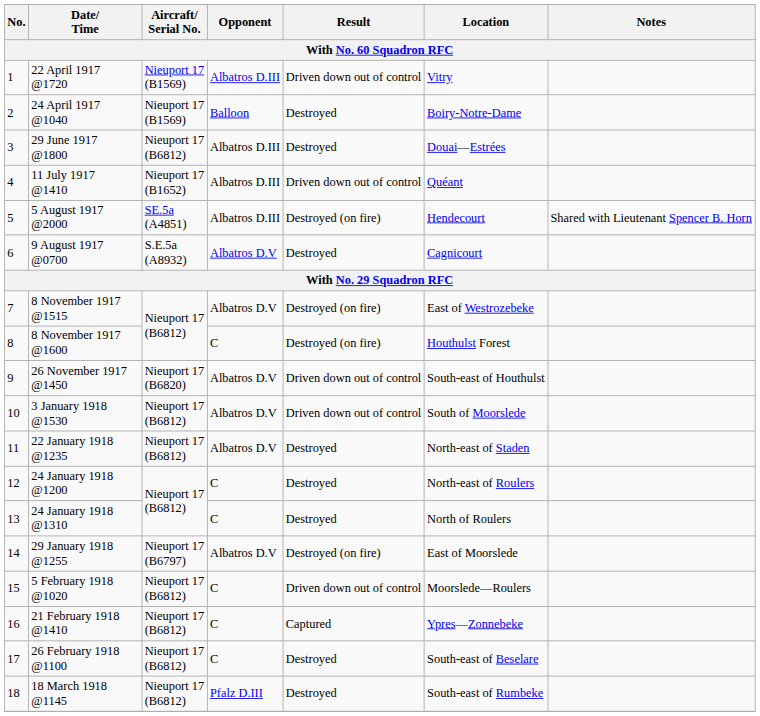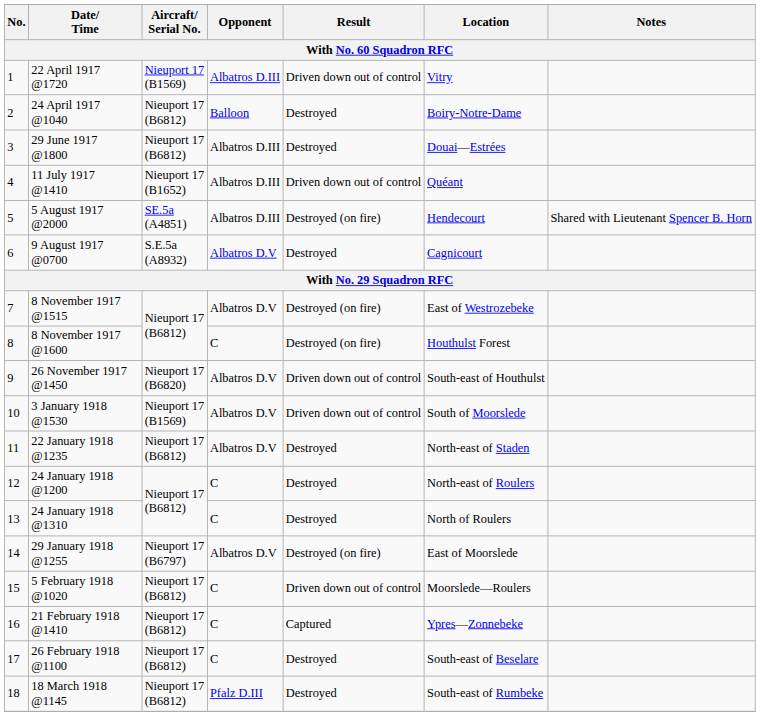(174, 112) Nieuport 17 (B1569) -> (174, 112) Nieuport 17 (B6812)
(174, 413) Nieuport 17 (B6812) -> (174, 413) Nieuport 17 (B1569)
